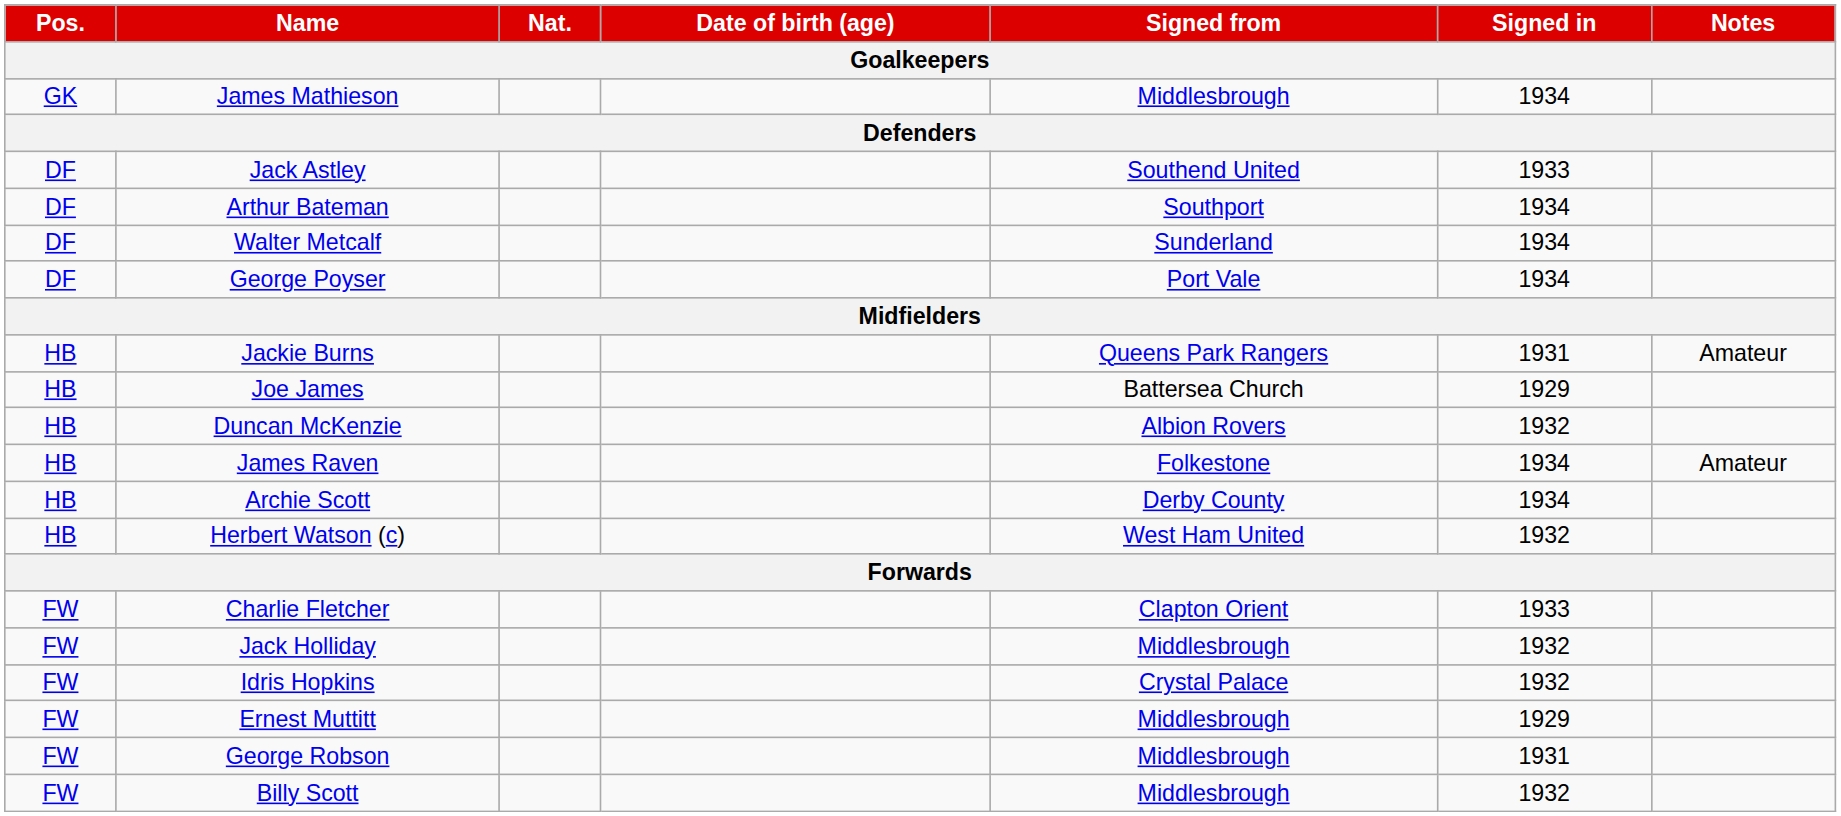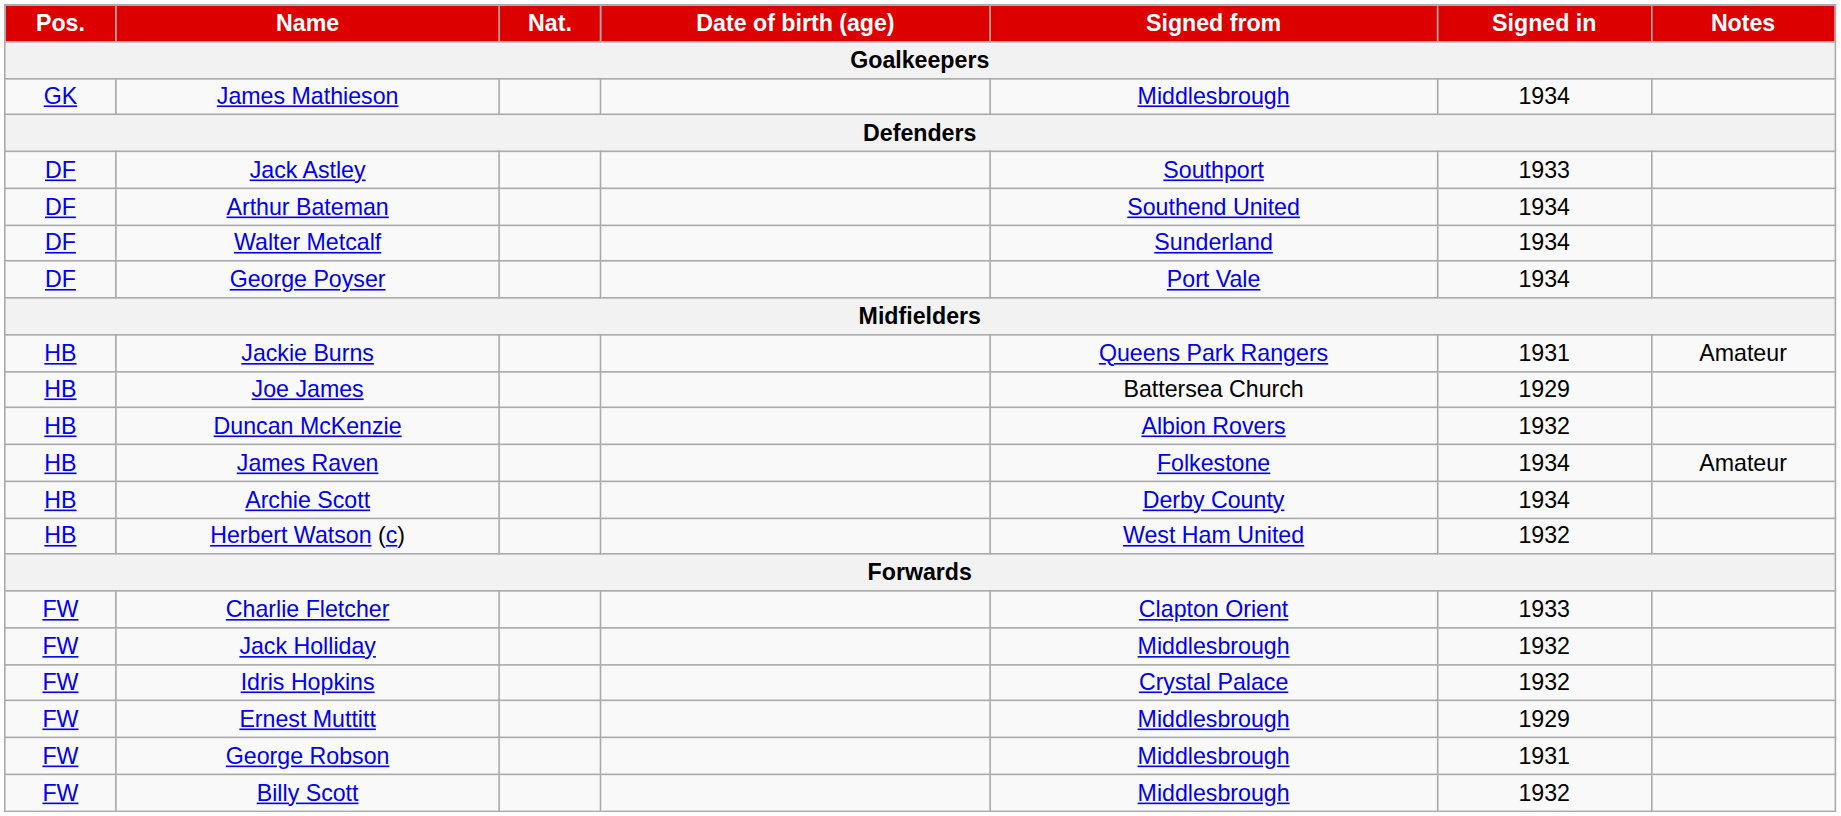(1214, 170) Southend United -> (1214, 170) Southport
(1214, 207) Southport -> (1214, 207) Southend United
